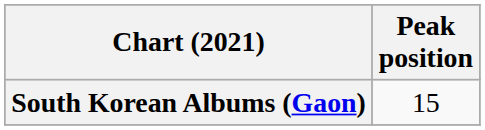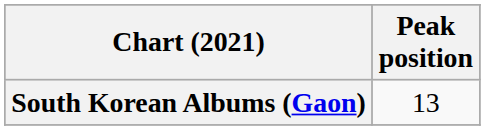(426, 102) 15 -> (426, 102) 13
